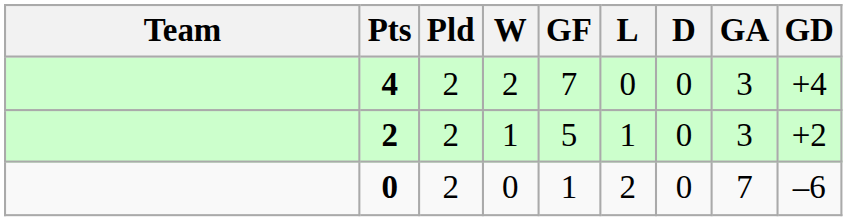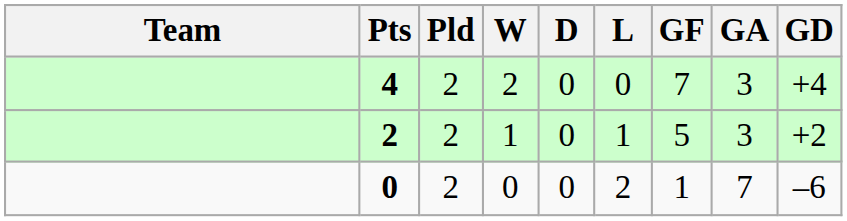columns swapped: (684, 30) <-> (569, 30)
